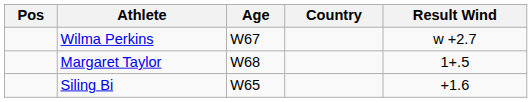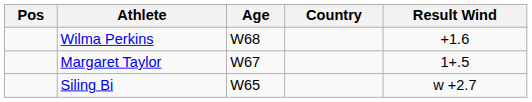(245, 39) W67 -> (245, 39) W68
(455, 39) w +2.7 -> (455, 39) +1.6
(245, 62) W68 -> (245, 62) W67
(455, 85) +1.6 -> (455, 85) w +2.7
